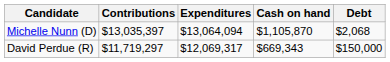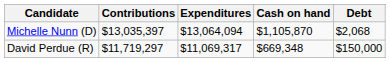(211, 48) $12,069,317 -> (211, 48) $11,069,317
(280, 48) $669,343 -> (280, 48) $669,348
